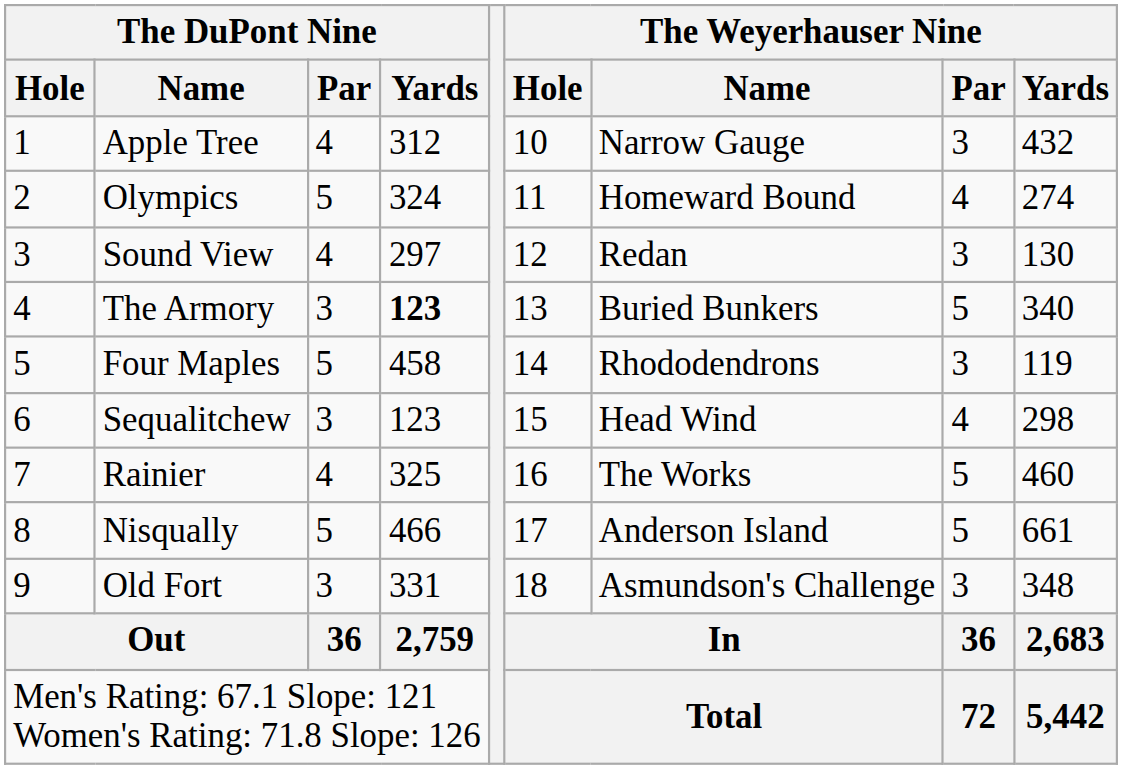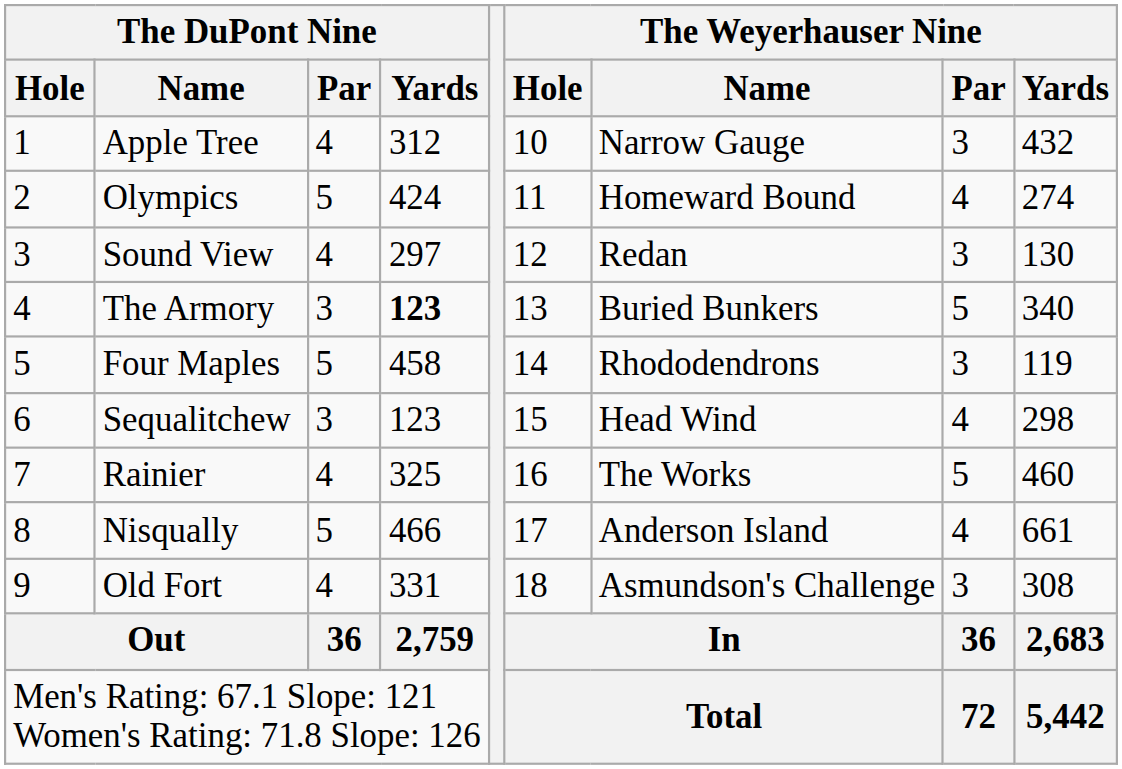(415, 198) 324 -> (415, 198) 424
(960, 530) 5 -> (960, 530) 4
(324, 585) 3 -> (324, 585) 4
(1048, 585) 348 -> (1048, 585) 308
